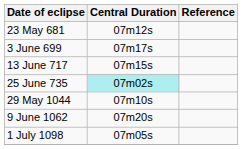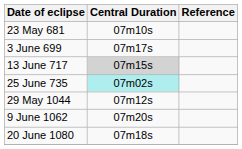(133, 30) 07m12s -> (133, 30) 07m10s
(133, 65) no background -> (133, 65) lightgrey background
(133, 100) 07m10s -> (133, 100) 07m12s
+ row: (40, 135)
- row: (35, 135)
